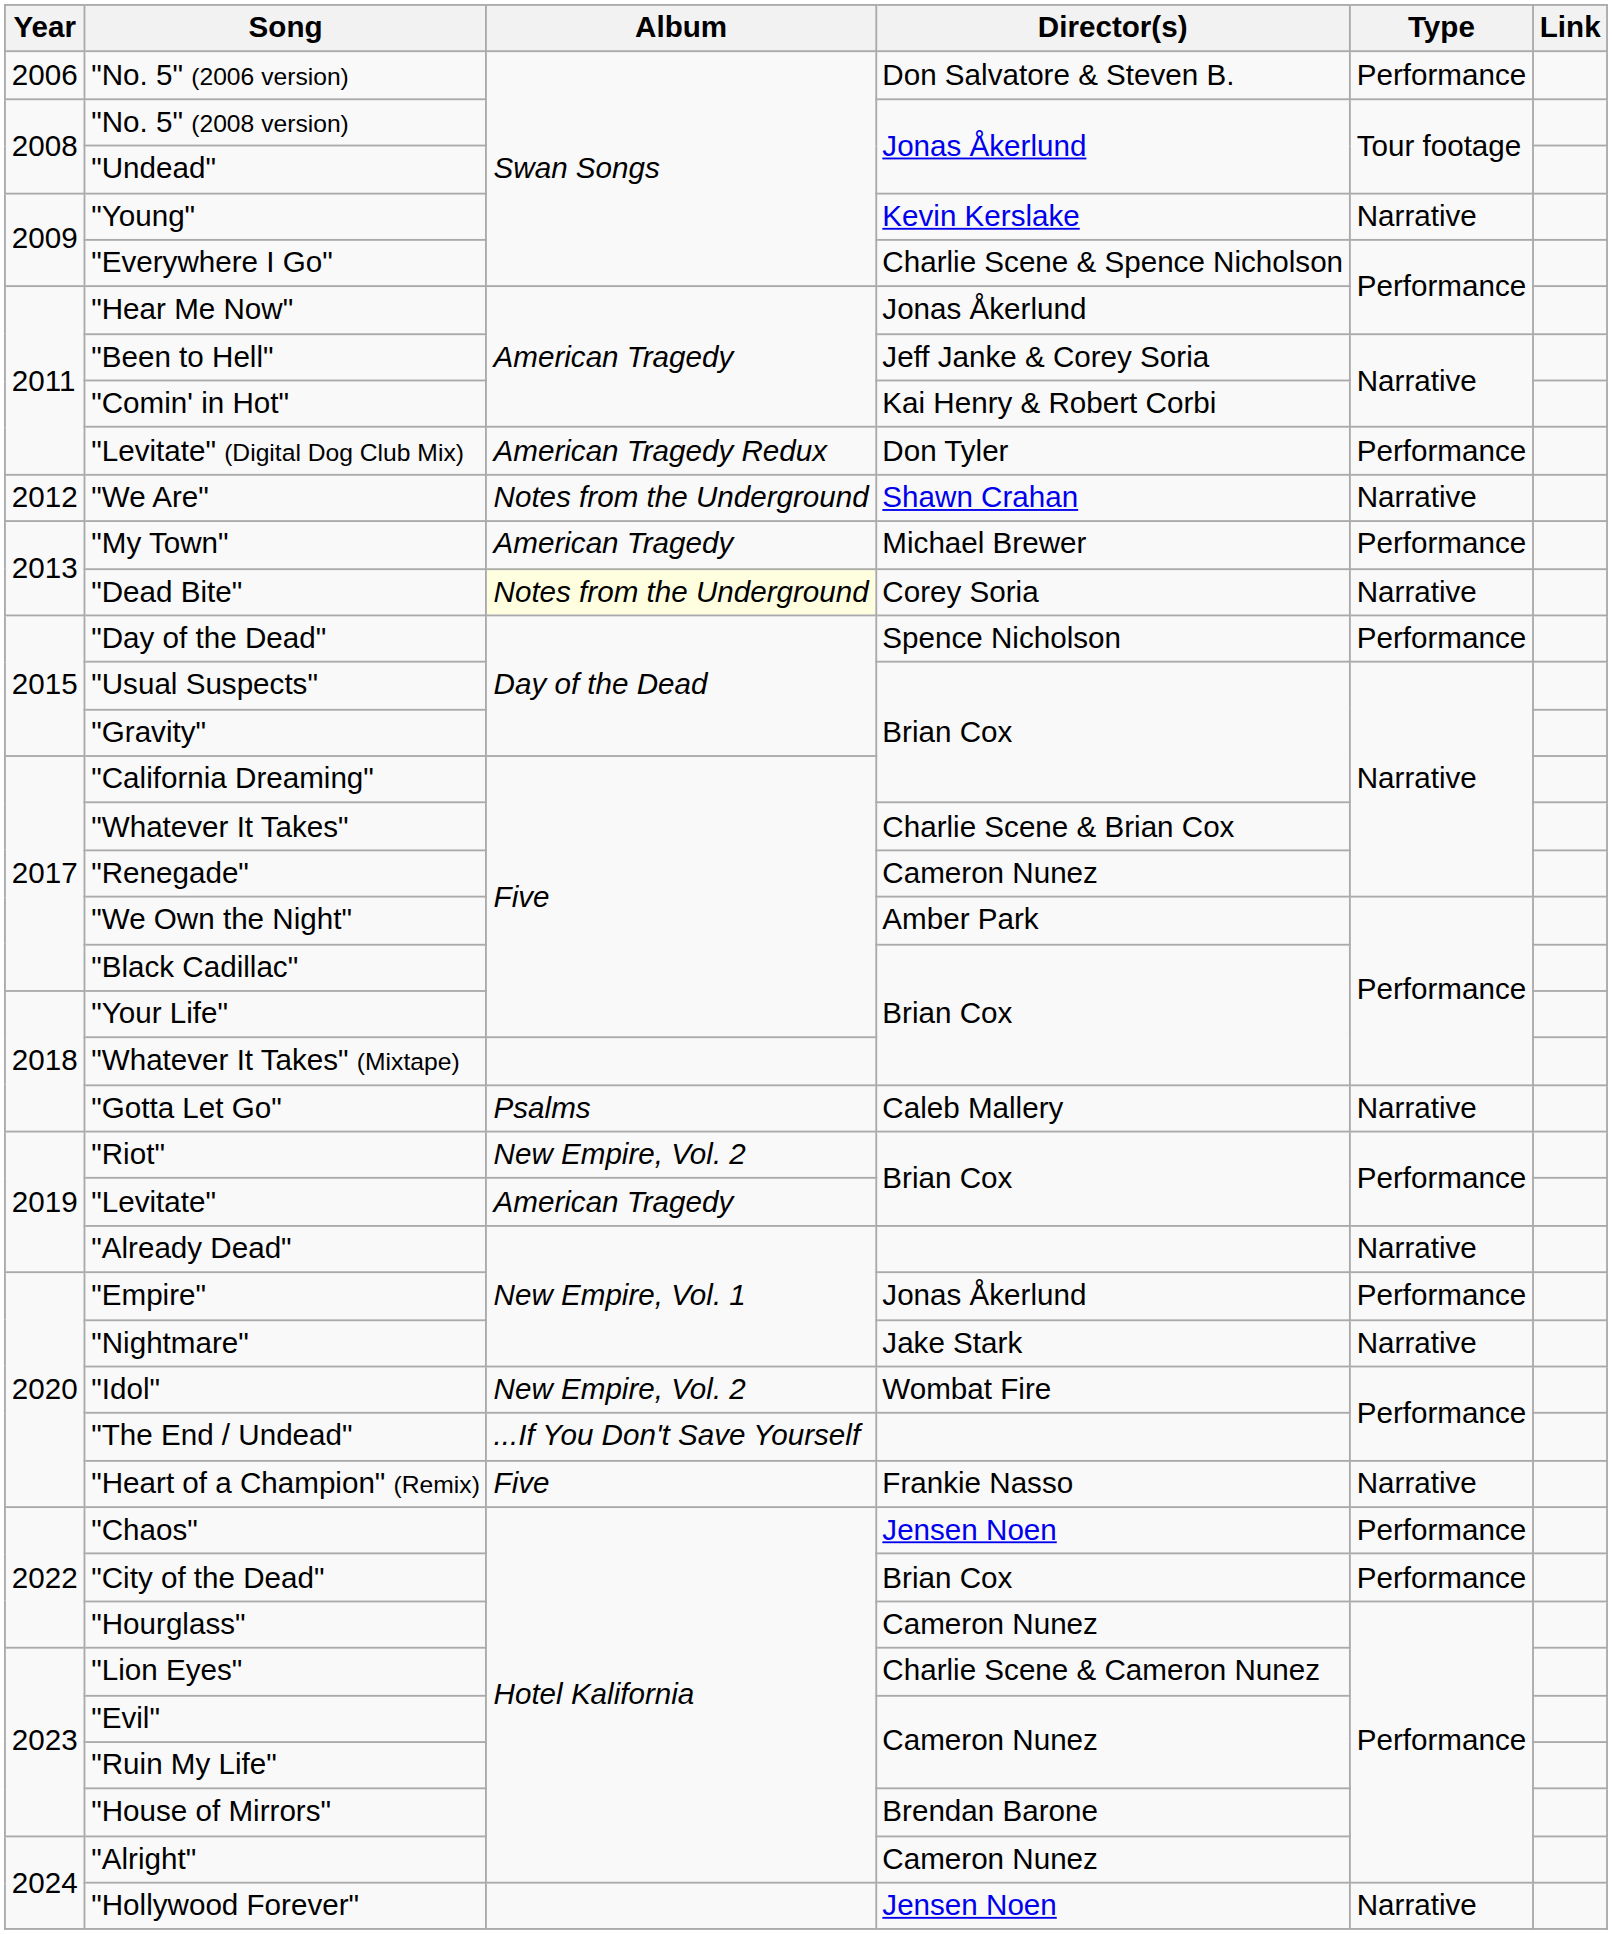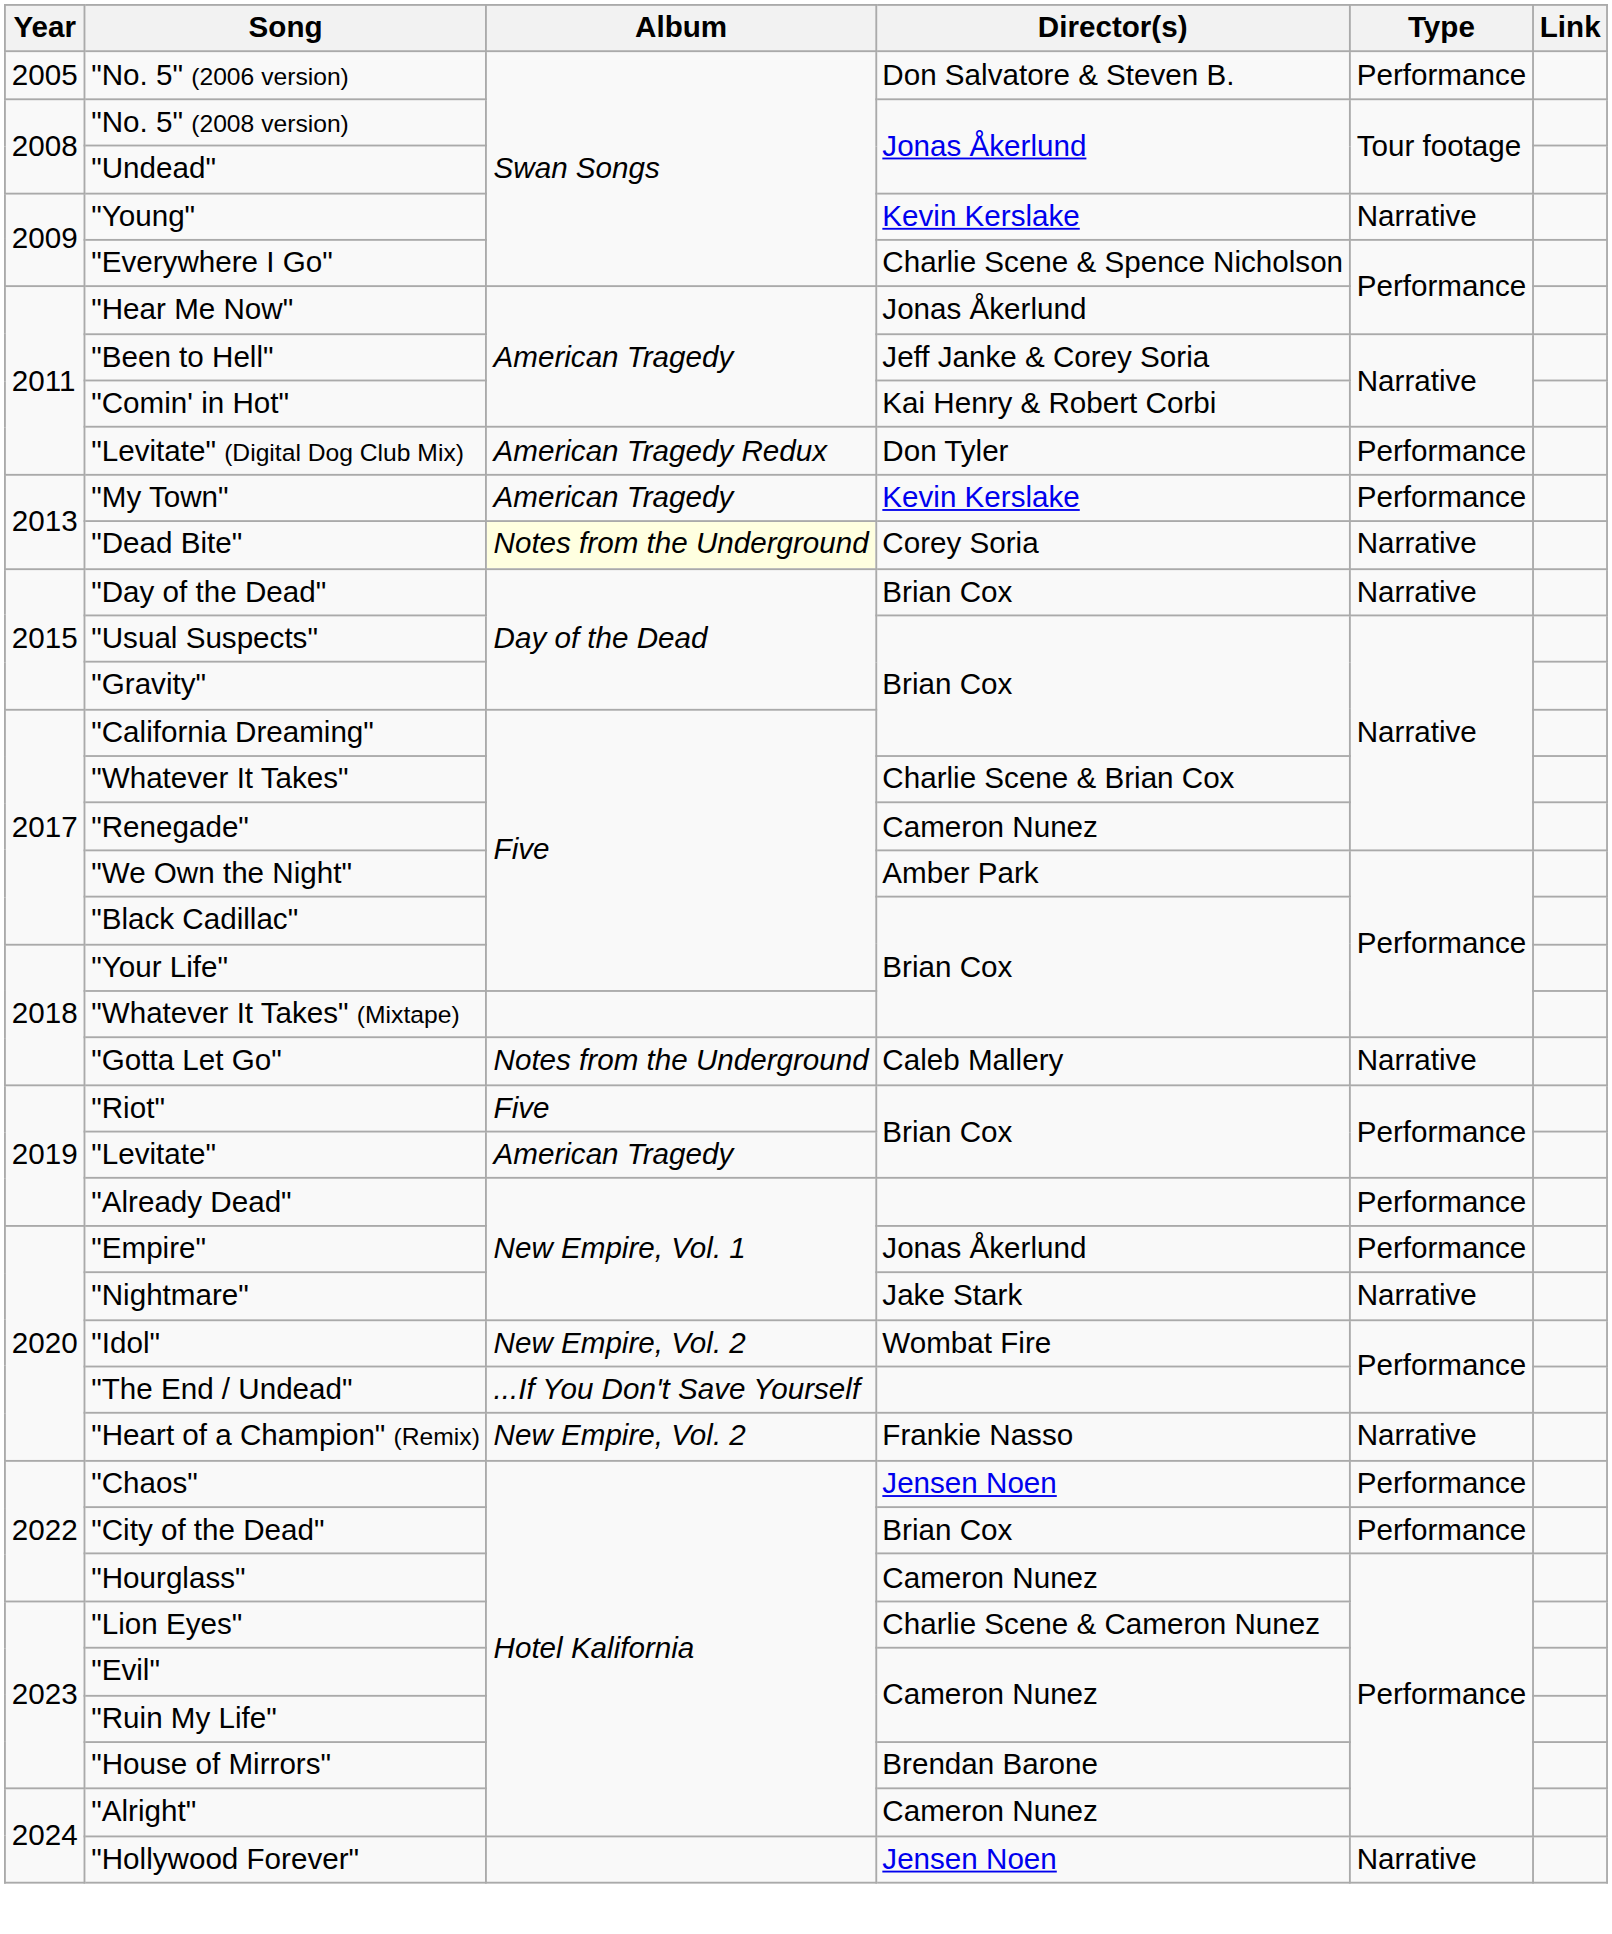(45, 74) 2006 -> (45, 74) 2005
- row: (150, 497)
(984, 544) Michael Brewer -> (981, 497) Kevin Kerslake
(1002, 638) Spence Nicholson -> (947, 591) Brian Cox
(1441, 638) Performance -> (1417, 591) Narrative
(542, 1107) Psalms -> (681, 1060) Notes from the Underground
(620, 1154) New Empire, Vol. 2 -> (522, 1107) Five
(1417, 1248) Narrative -> (1441, 1201) Performance
(522, 1483) Five -> (620, 1436) New Empire, Vol. 2
